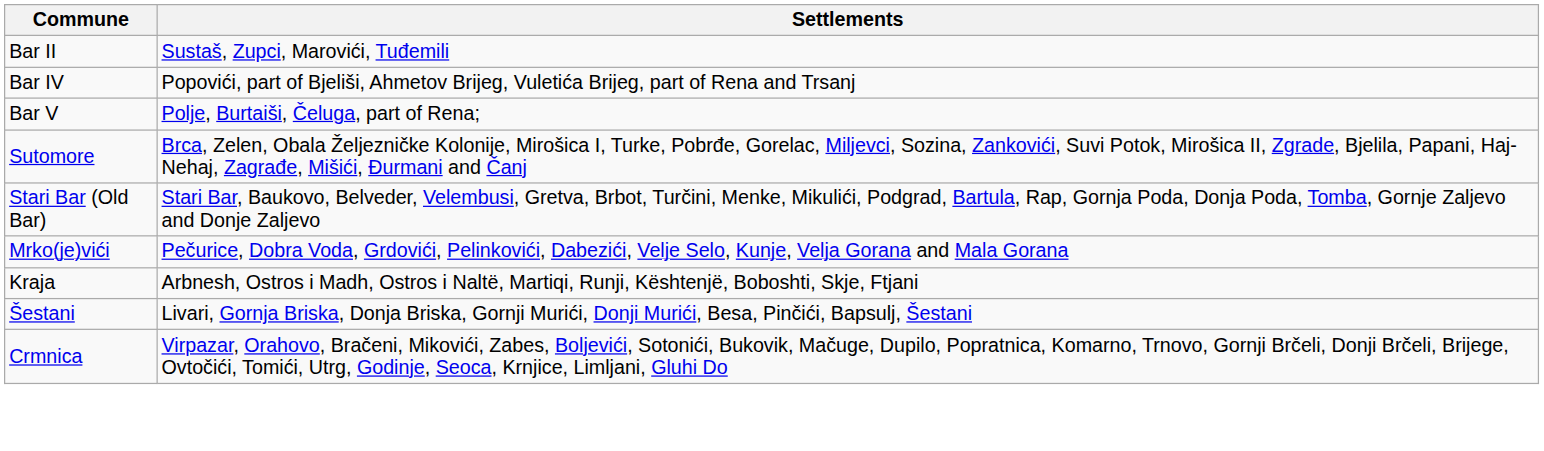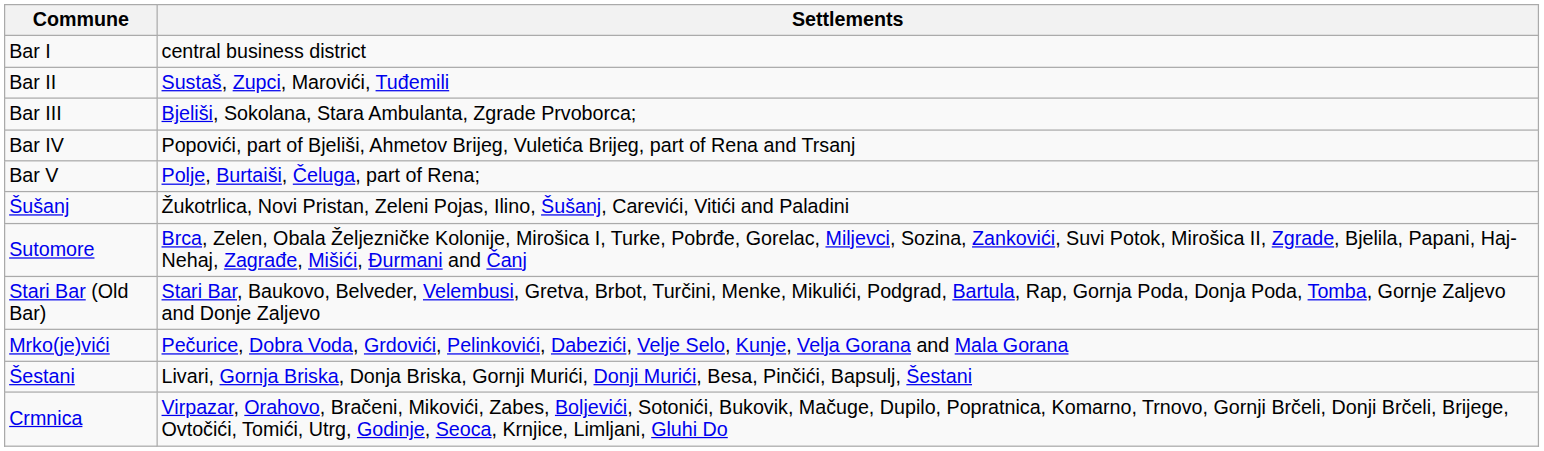+ row: (30, 51)
+ row: (35, 113)
+ row: (39, 207)
- row: (32, 282)
